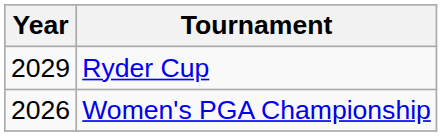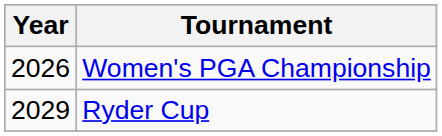rows swapped: (257, 109) <-> (146, 67)
